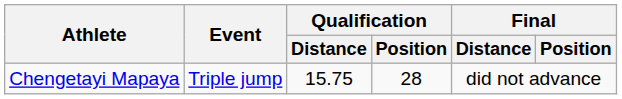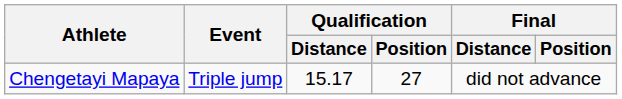(329, 79) 15.75 -> (329, 79) 15.17
(411, 79) 28 -> (411, 79) 27
